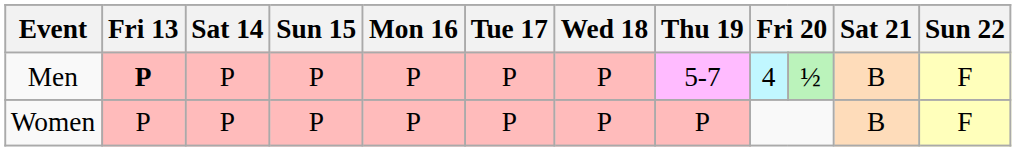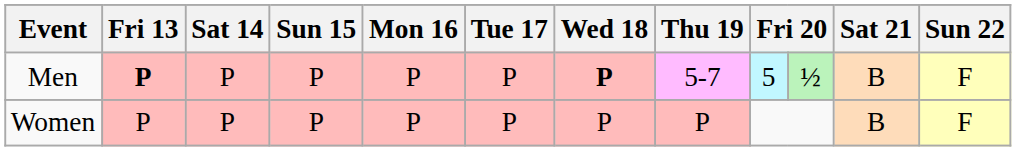(604, 75) normal -> (604, 75) bold
(769, 75) 4 -> (769, 75) 5
